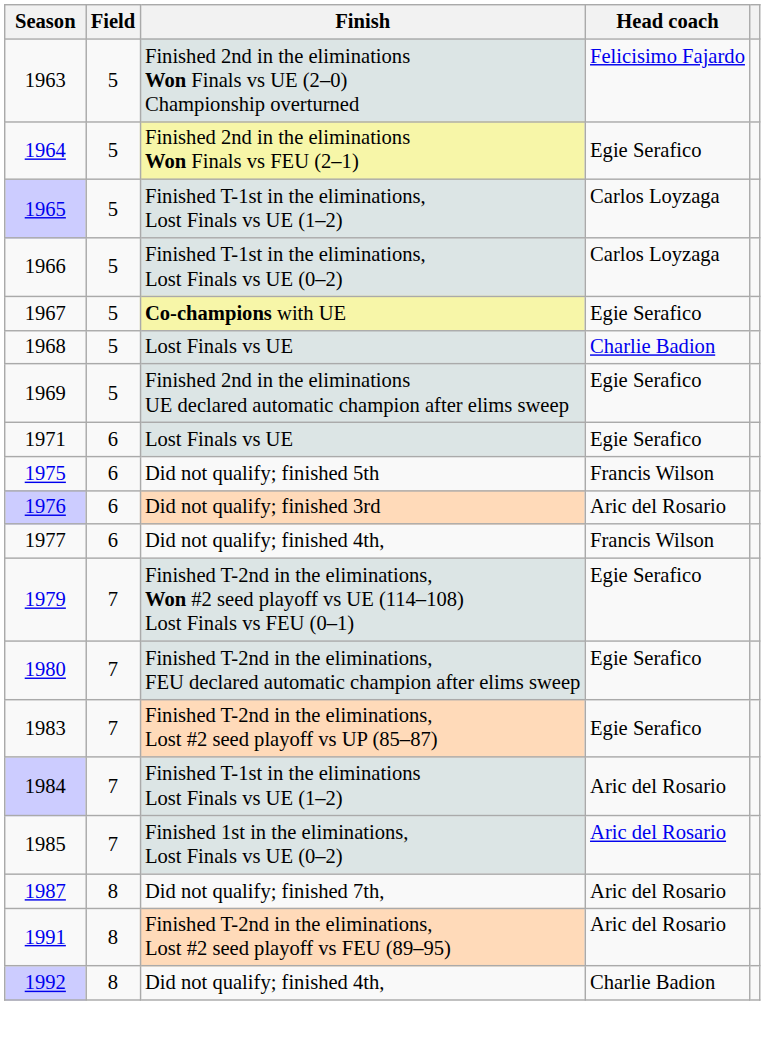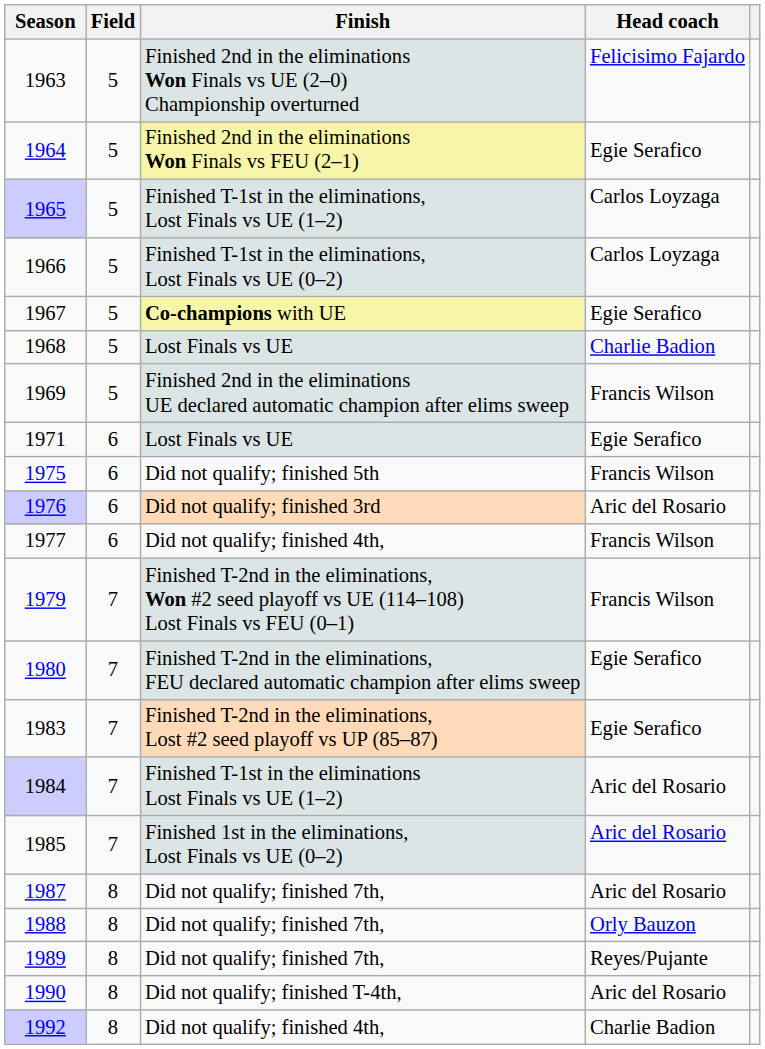(646, 381) Egie Serafico -> (652, 393) Francis Wilson
(646, 575) Egie Serafico -> (652, 599) Francis Wilson
+ row: (45, 924)
+ row: (45, 958)
+ row: (45, 992)
- row: (45, 937)
